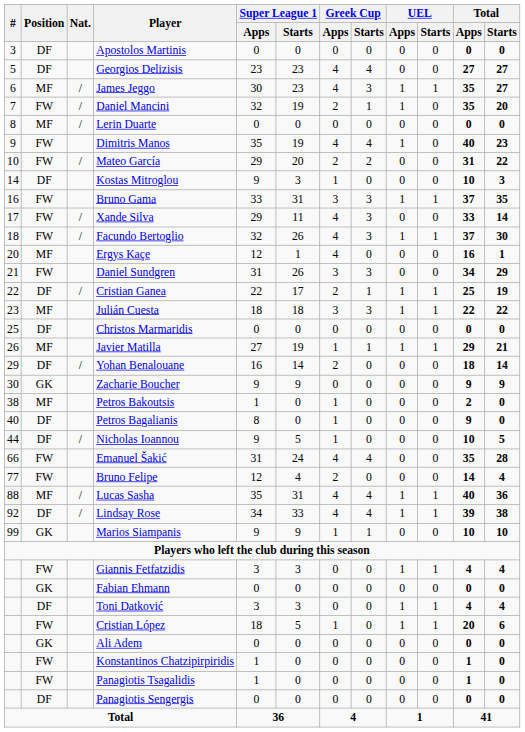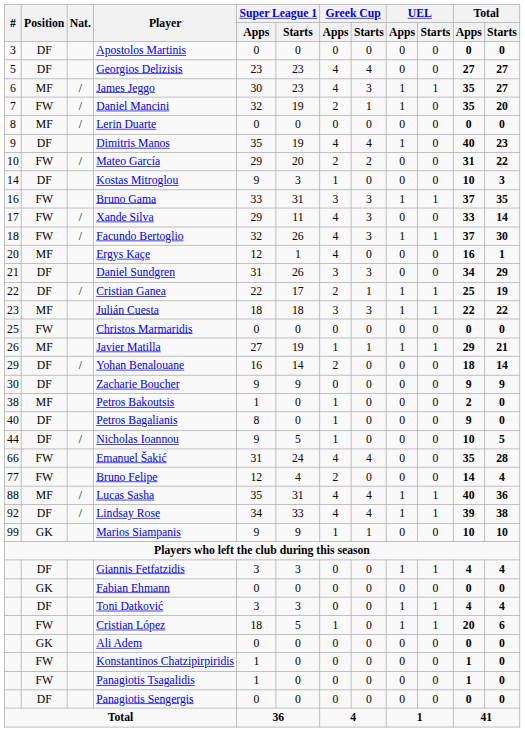(44, 143) FW -> (44, 143) DF
(44, 273) FW -> (44, 273) DF
(44, 328) DF -> (44, 328) FW
(44, 384) GK -> (44, 384) DF
(44, 569) FW -> (44, 569) DF
